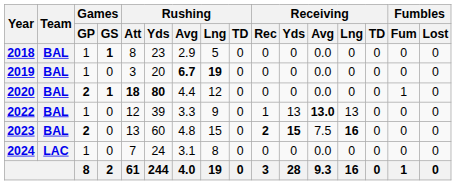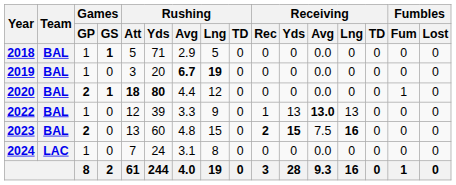(133, 53) 8 -> (133, 53) 5
(158, 53) 23 -> (158, 53) 71
